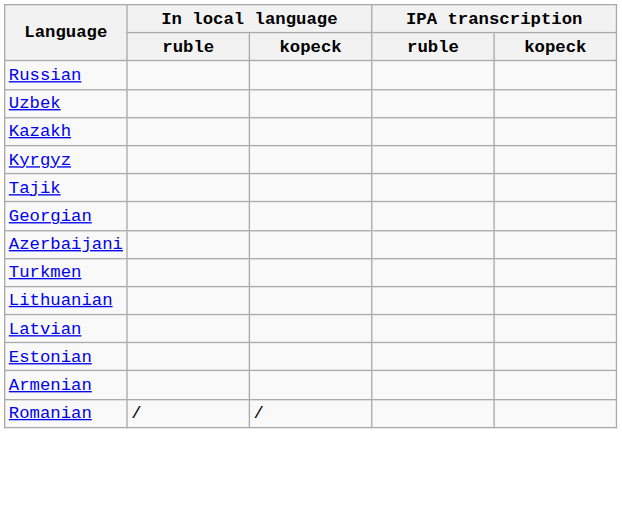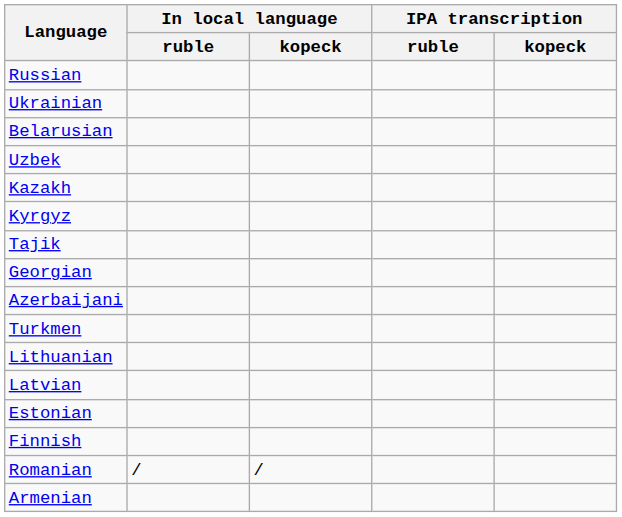+ row: (55, 103)
+ row: (61, 131)
+ row: (45, 441)
rows swapped: (50, 413) <-> (50, 385)
